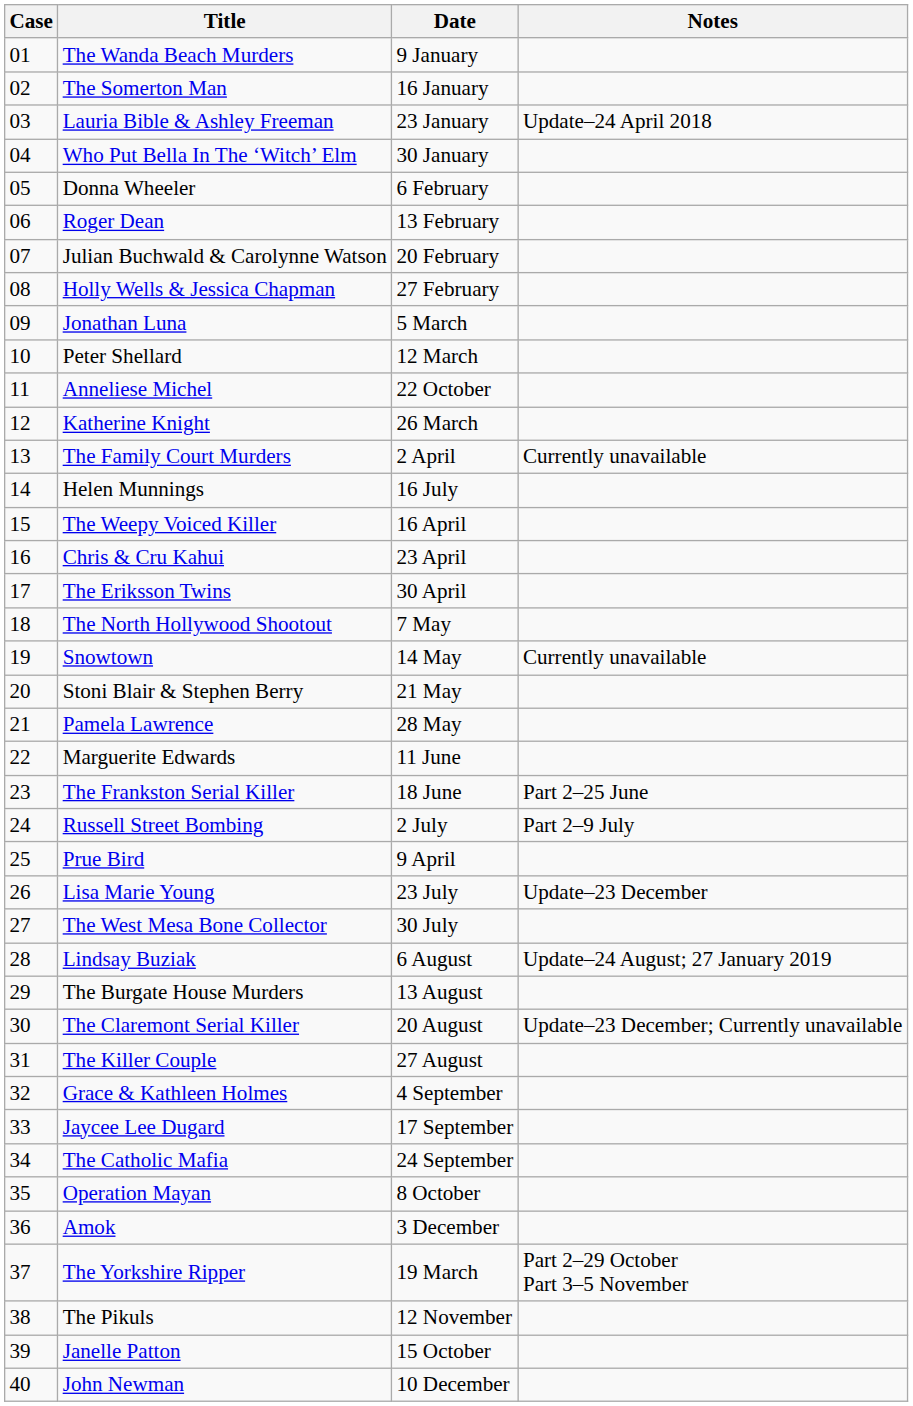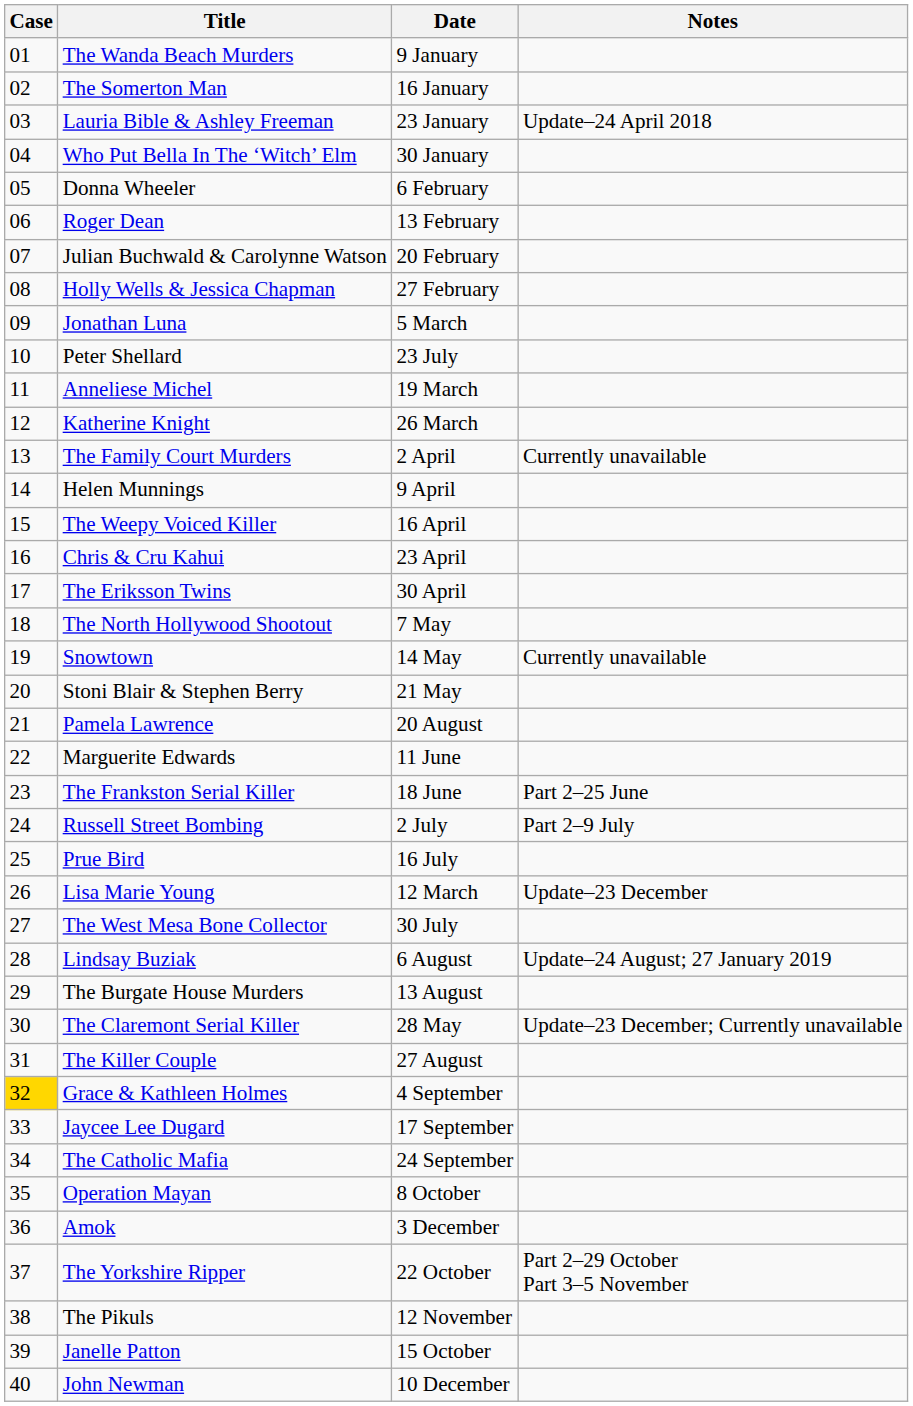(437, 356) 12 March -> (427, 356) 23 July
(444, 389) 22 October -> (437, 389) 19 March
(427, 490) 16 July -> (426, 490) 9 April
(429, 724) 28 May -> (440, 724) 20 August
(426, 858) 9 April -> (427, 858) 16 July
(427, 892) 23 July -> (437, 892) 12 March
(440, 1026) 20 August -> (429, 1026) 28 May
(20, 1093) no background -> (20, 1093) gold background
(437, 1272) 19 March -> (444, 1272) 22 October
